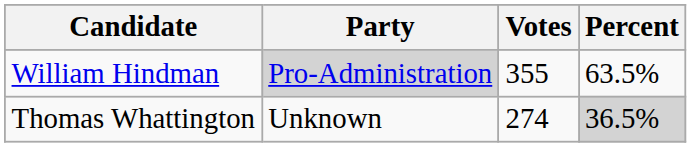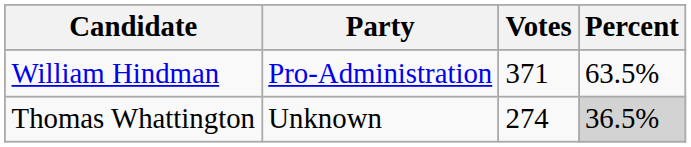(380, 73) lightgrey background -> (380, 73) no background
(527, 73) 355 -> (527, 73) 371
